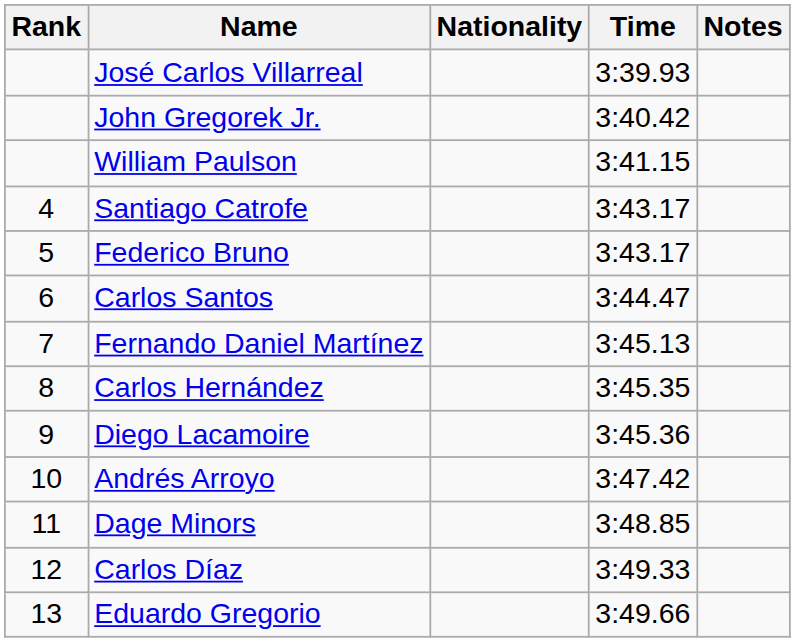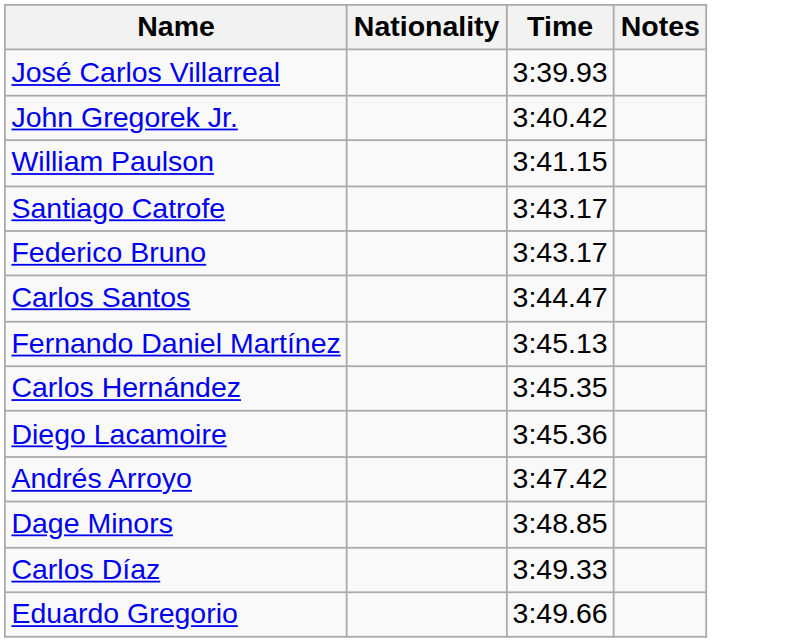- column: (46, 27)
